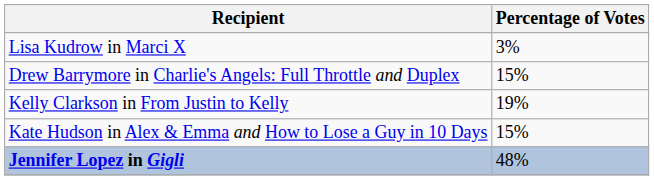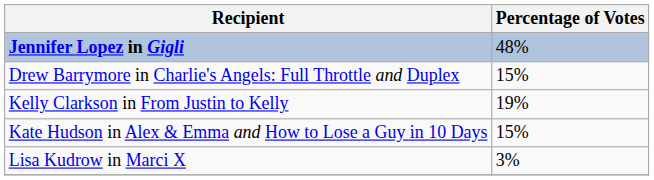rows swapped: (96, 160) <-> (97, 47)
